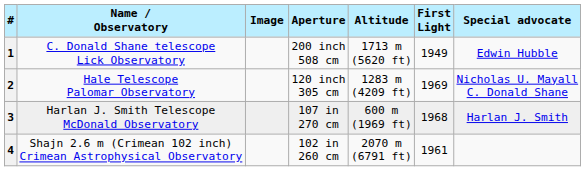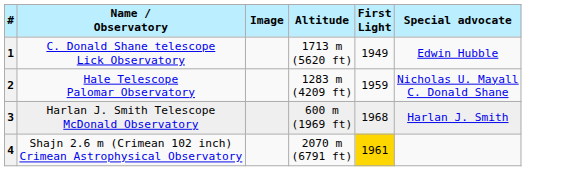- column: (319, 20)
(434, 85) 1969 -> (375, 85) 1959
(434, 150) no background -> (375, 150) gold background
